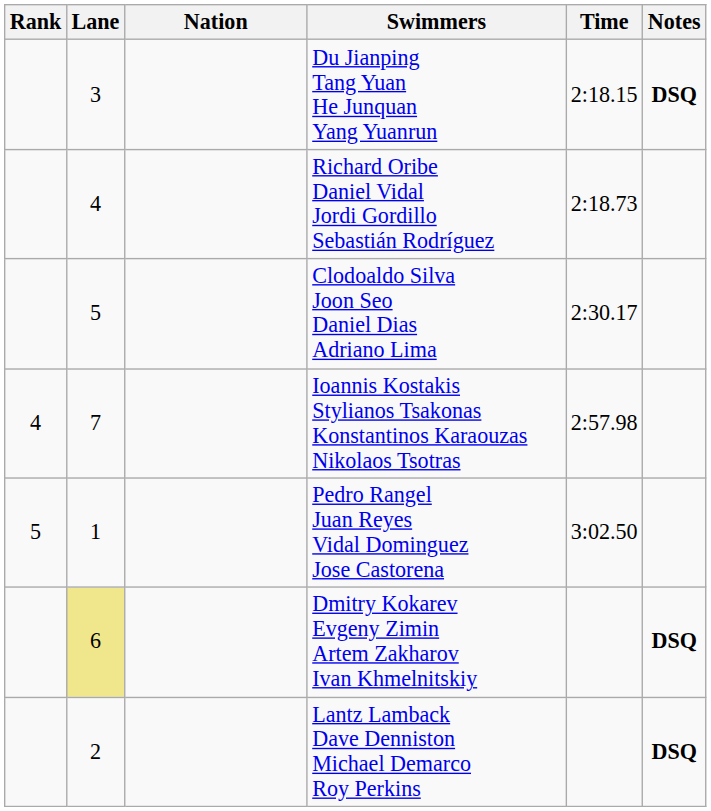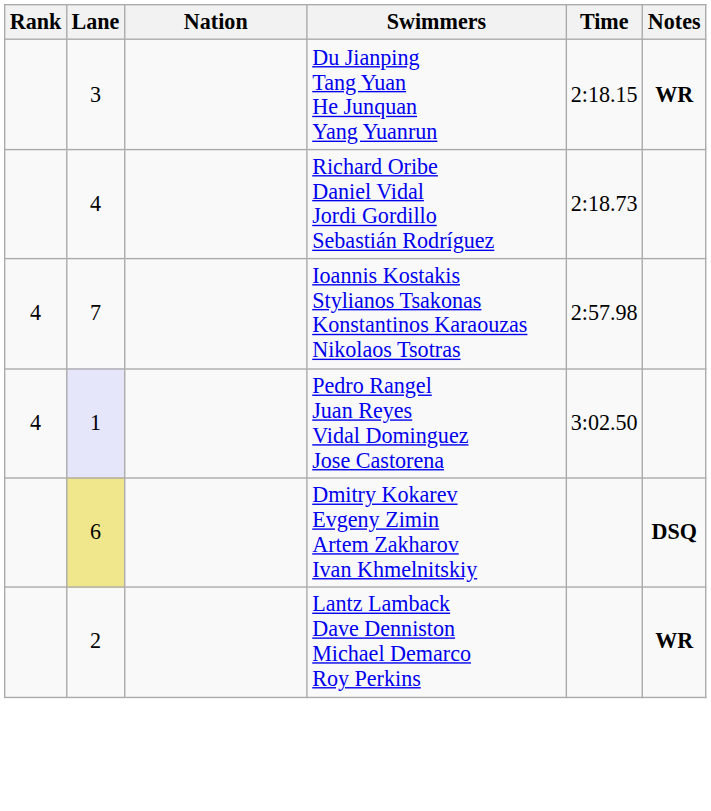(674, 94) DSQ -> (674, 94) WR
- row: (384, 313)
(36, 532) 5 -> (36, 422) 4
(95, 532) no background -> (95, 422) lavender background
(674, 751) DSQ -> (674, 641) WR
